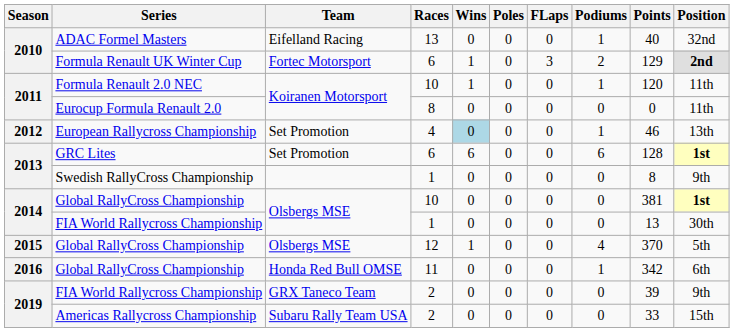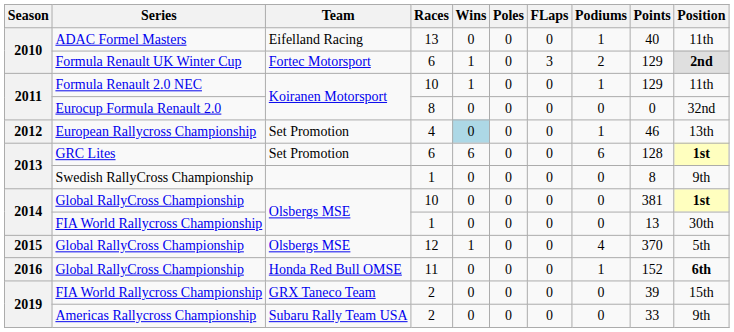(701, 39) 32nd -> (701, 39) 11th
(652, 85) 120 -> (652, 85) 129
(701, 108) 11th -> (701, 108) 32nd
(652, 269) 342 -> (652, 269) 152
(701, 269) normal -> (701, 269) bold
(701, 292) 9th -> (701, 292) 15th
(701, 315) 15th -> (701, 315) 9th
